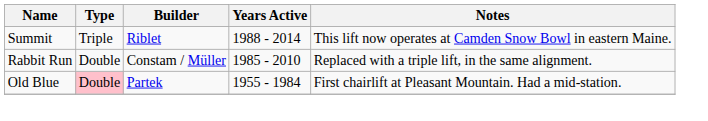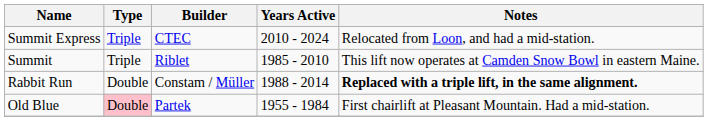+ row: (54, 37)
(267, 37) 1988 - 2014 -> (295, 60) 1985 - 2010
(267, 60) 1985 - 2010 -> (295, 82) 1988 - 2014
(453, 60) normal -> (490, 82) bold
